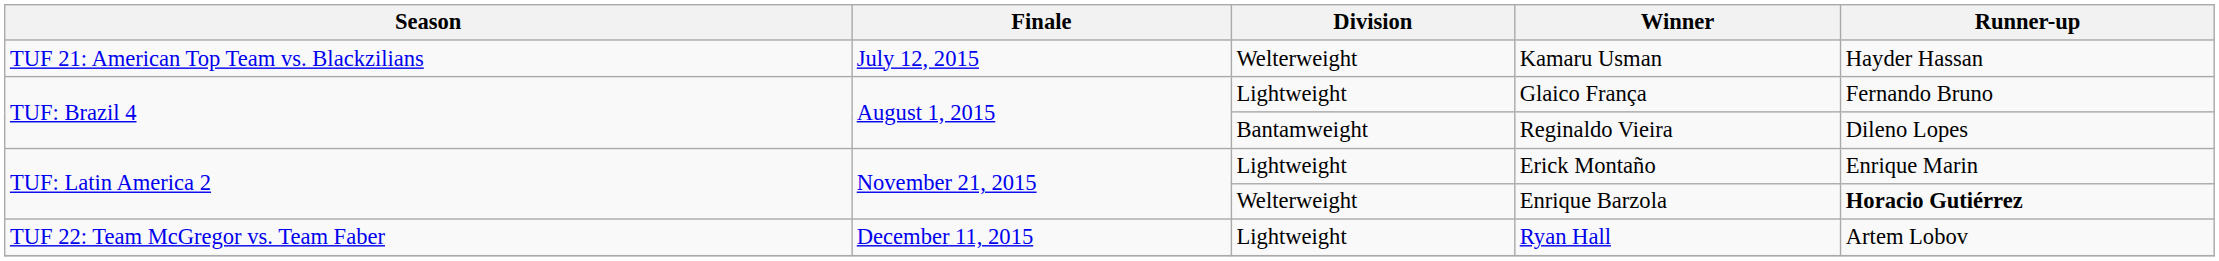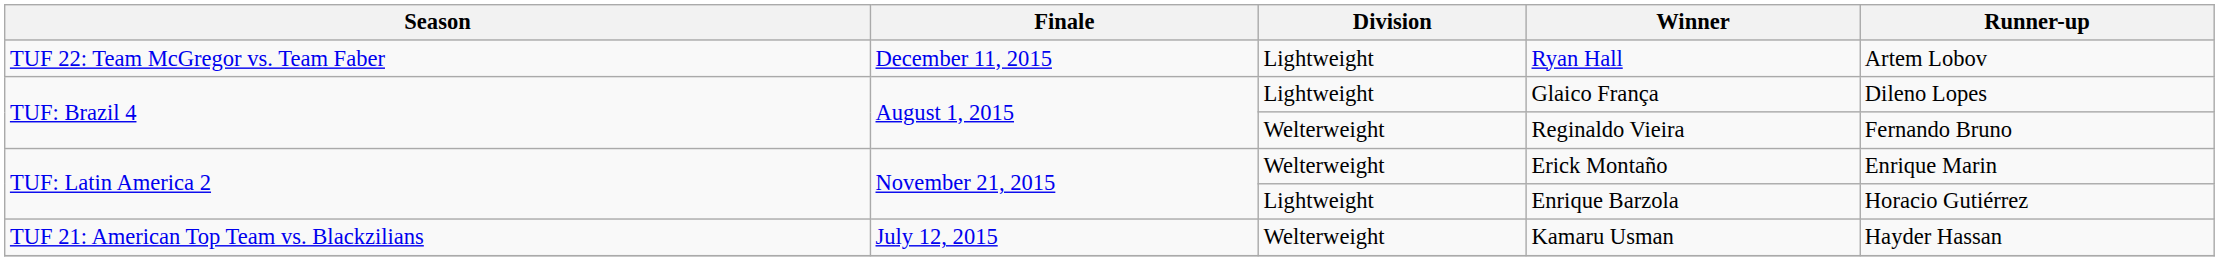rows swapped: (1591, 58) <-> (1565, 237)
(1919, 93) Fernando Bruno -> (1926, 93) Dileno Lopes
(1302, 129) Bantamweight -> (1324, 129) Welterweight
(1907, 129) Dileno Lopes -> (1938, 129) Fernando Bruno
(1292, 165) Lightweight -> (1324, 165) Welterweight
(1297, 201) Welterweight -> (1319, 201) Lightweight
(1934, 201) bold -> (1947, 201) normal
